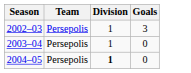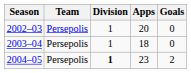+ column: (144, 12)
(145, 28) 3 -> (172, 28) 0
(145, 60) 0 -> (172, 60) 2
